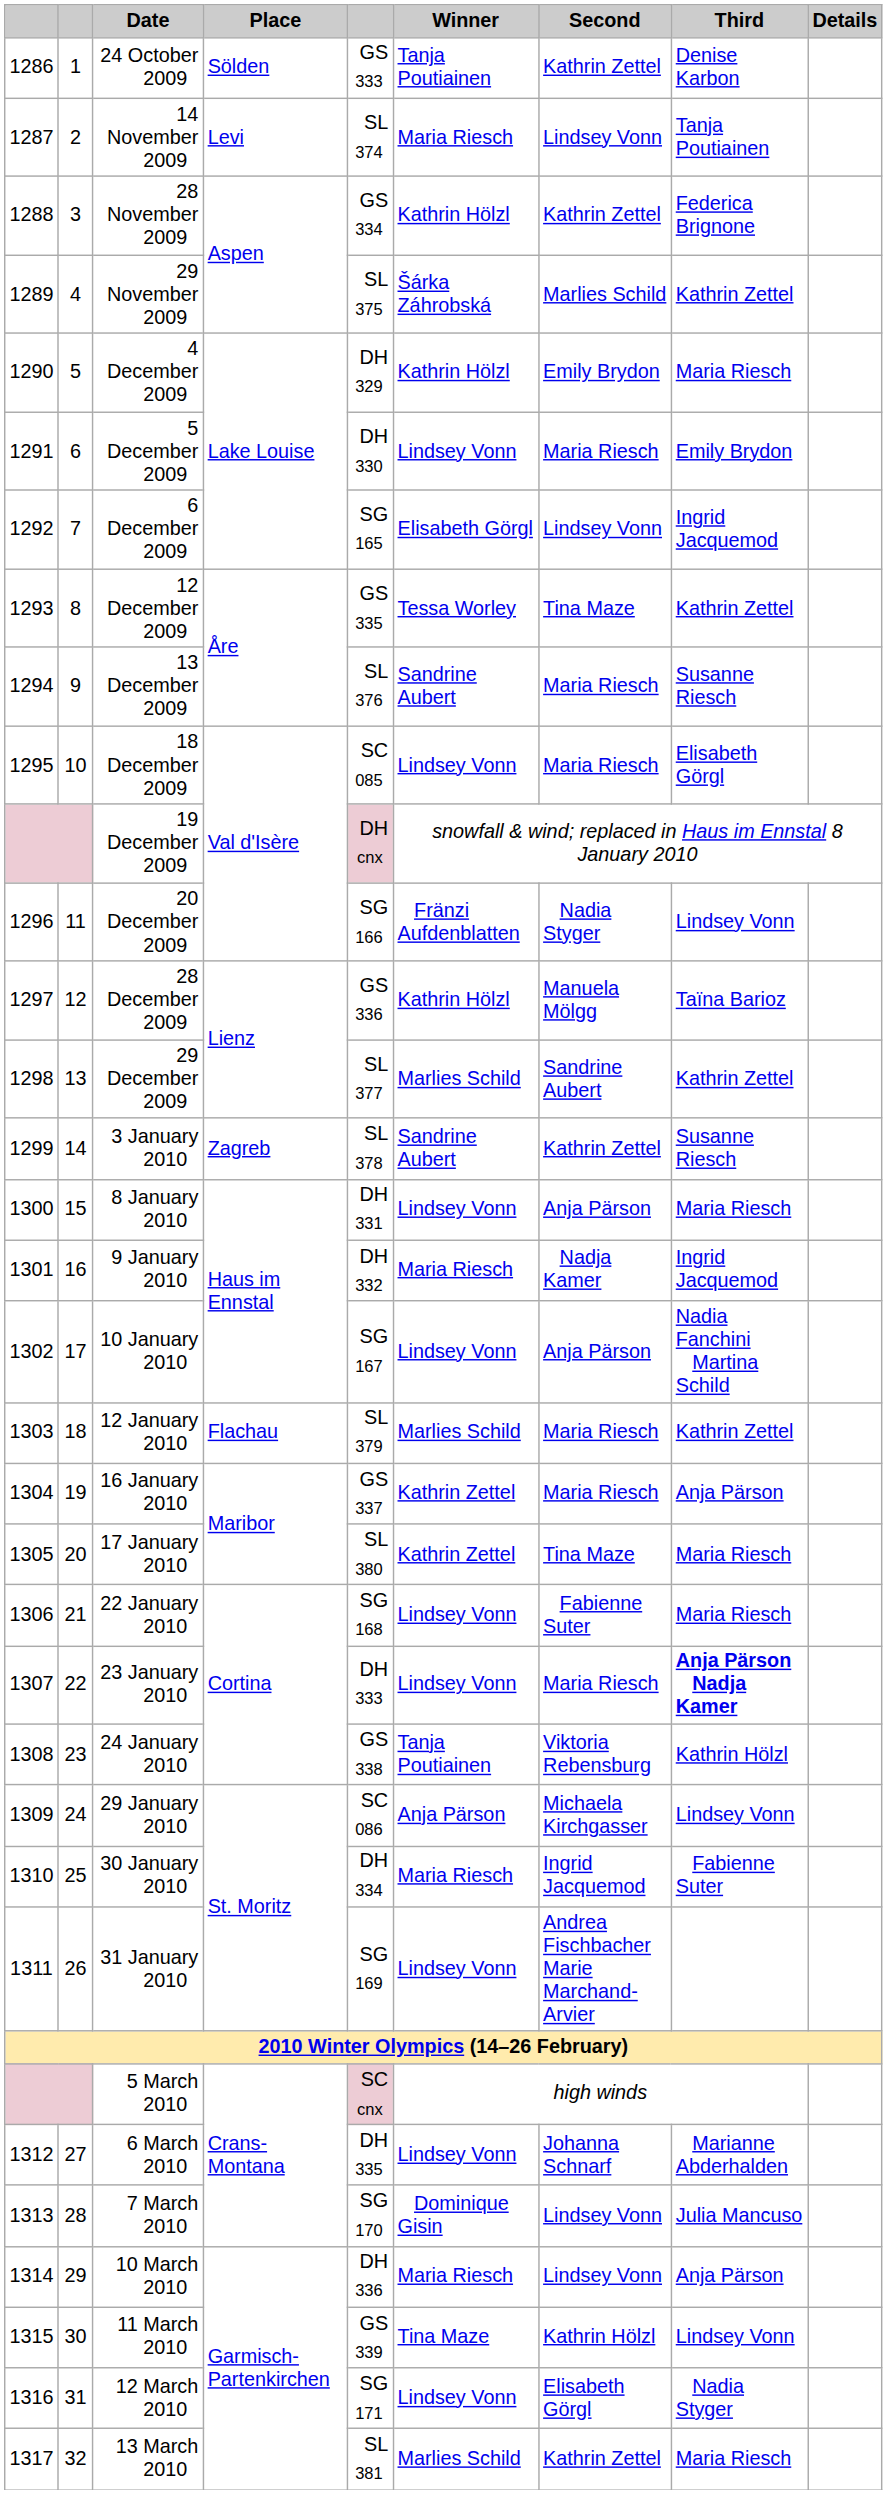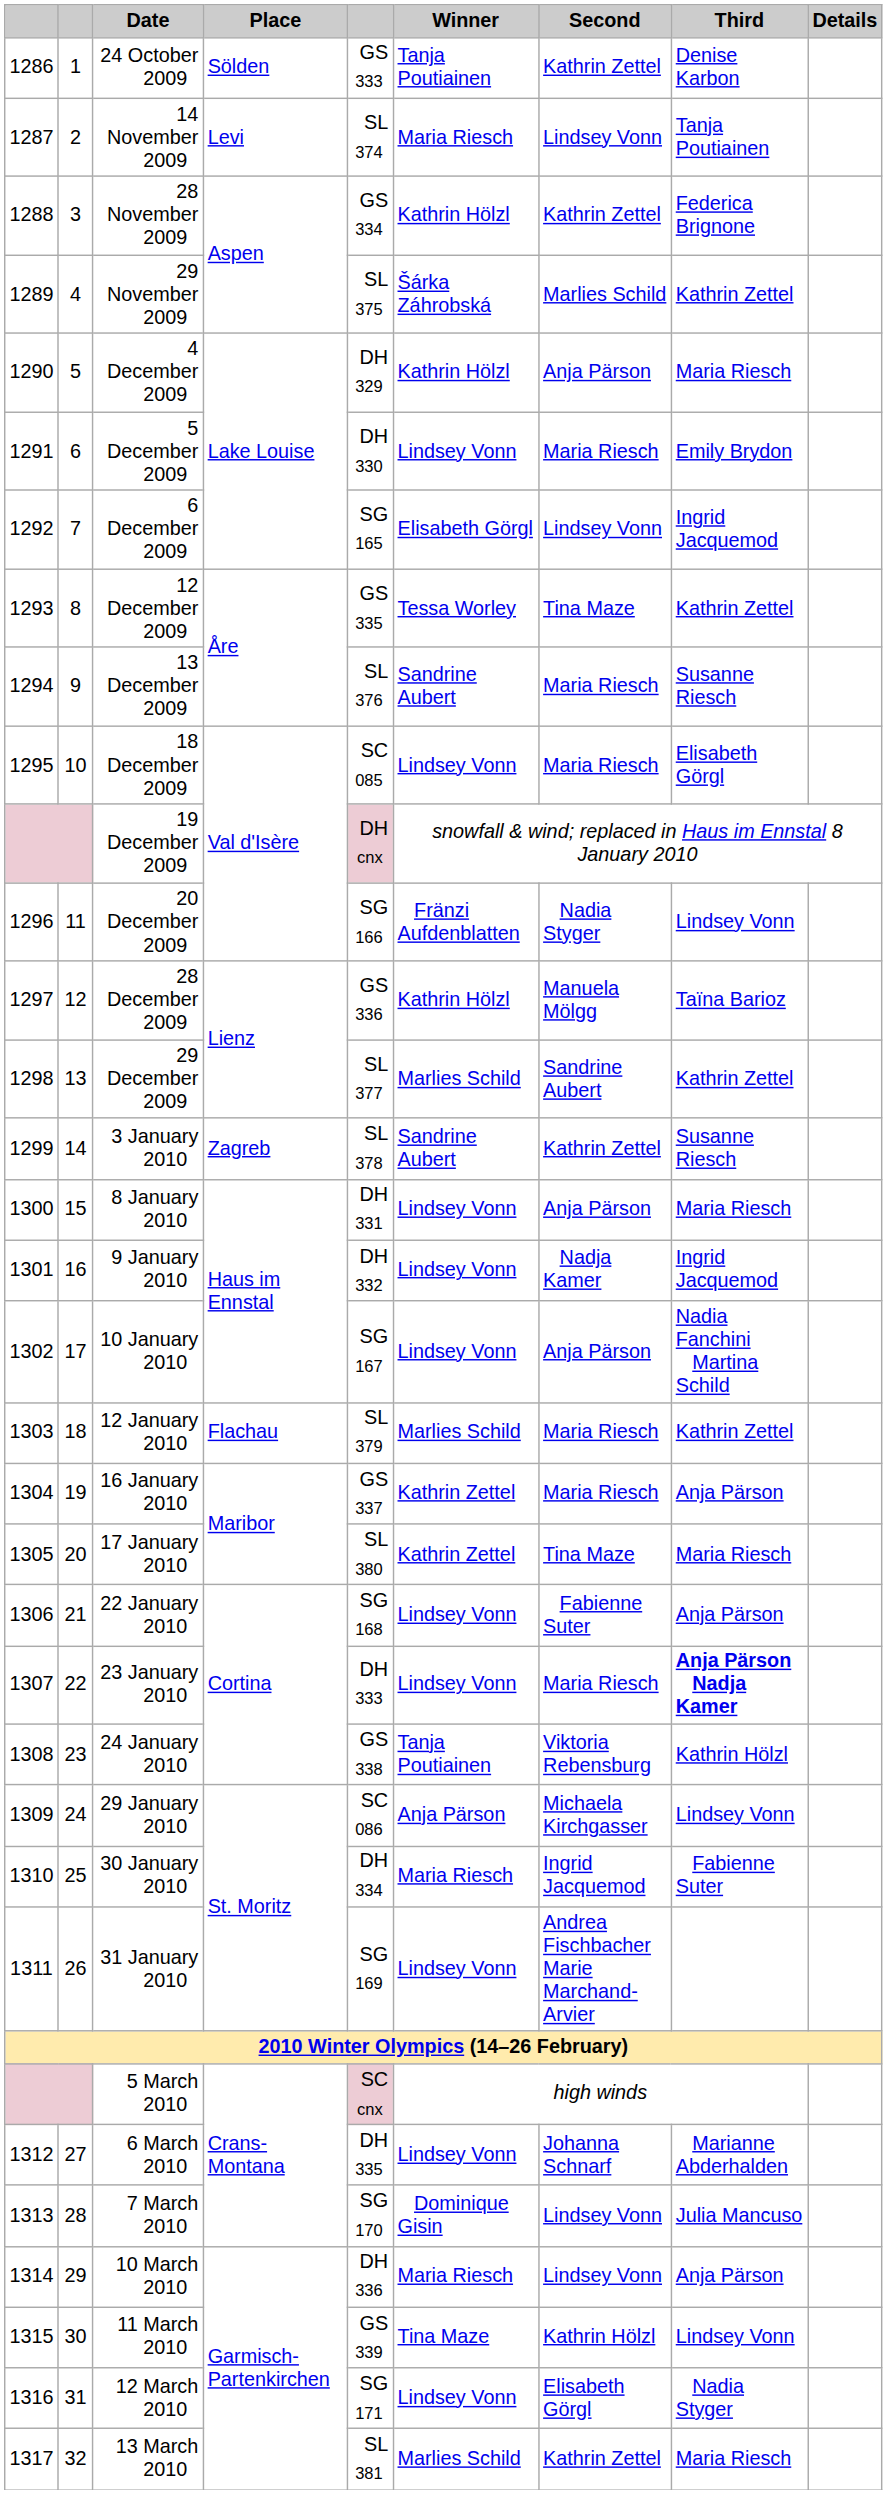(601, 372) Emily Brydon -> (597, 372) Anja Pärson
(455, 1269) Maria Riesch -> (457, 1269) Lindsey Vonn
(734, 1614) Maria Riesch -> (730, 1614) Anja Pärson
